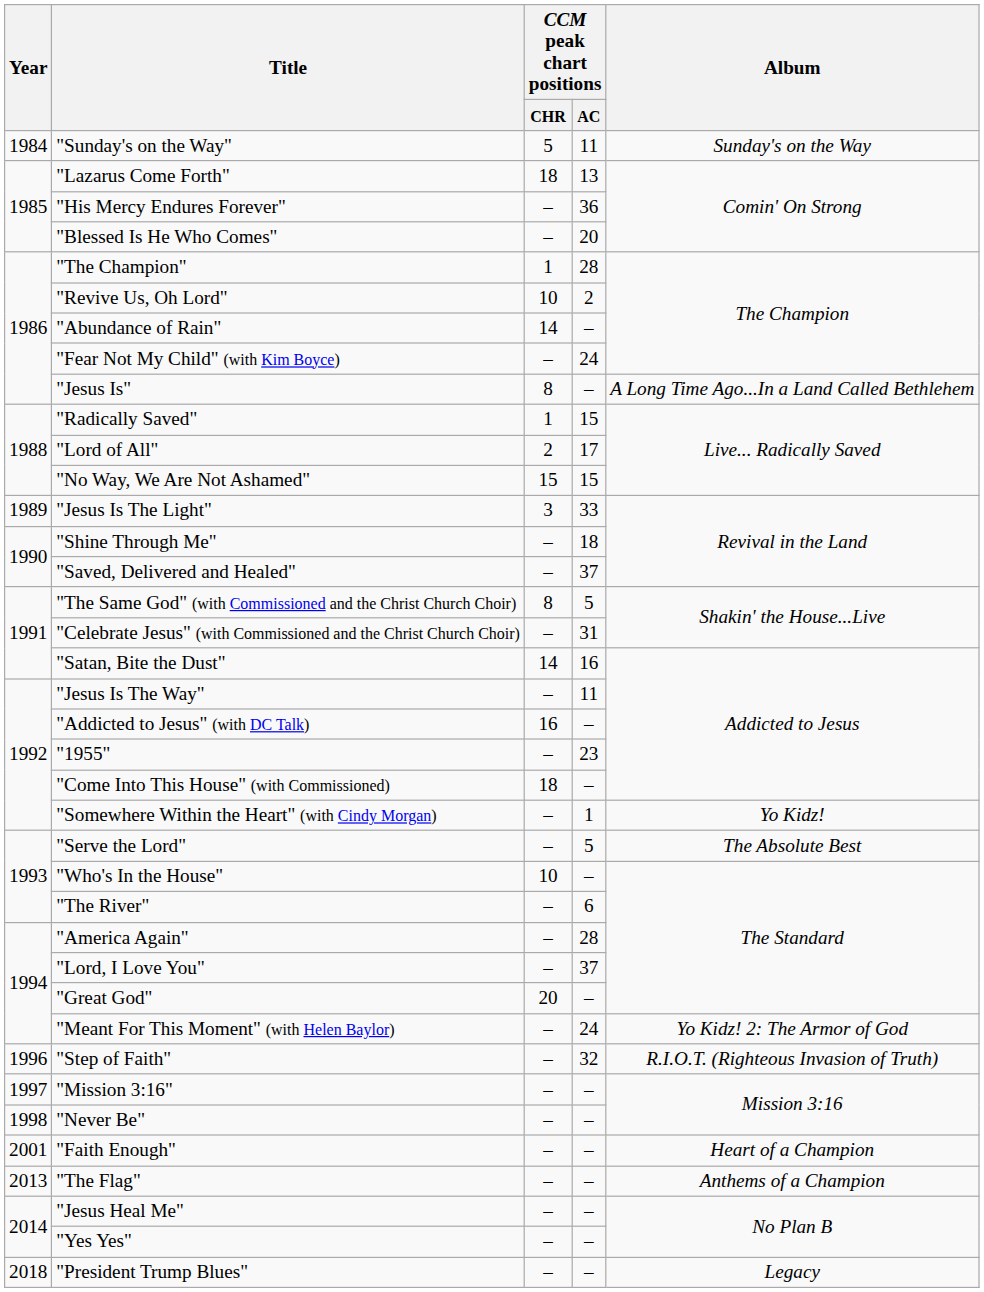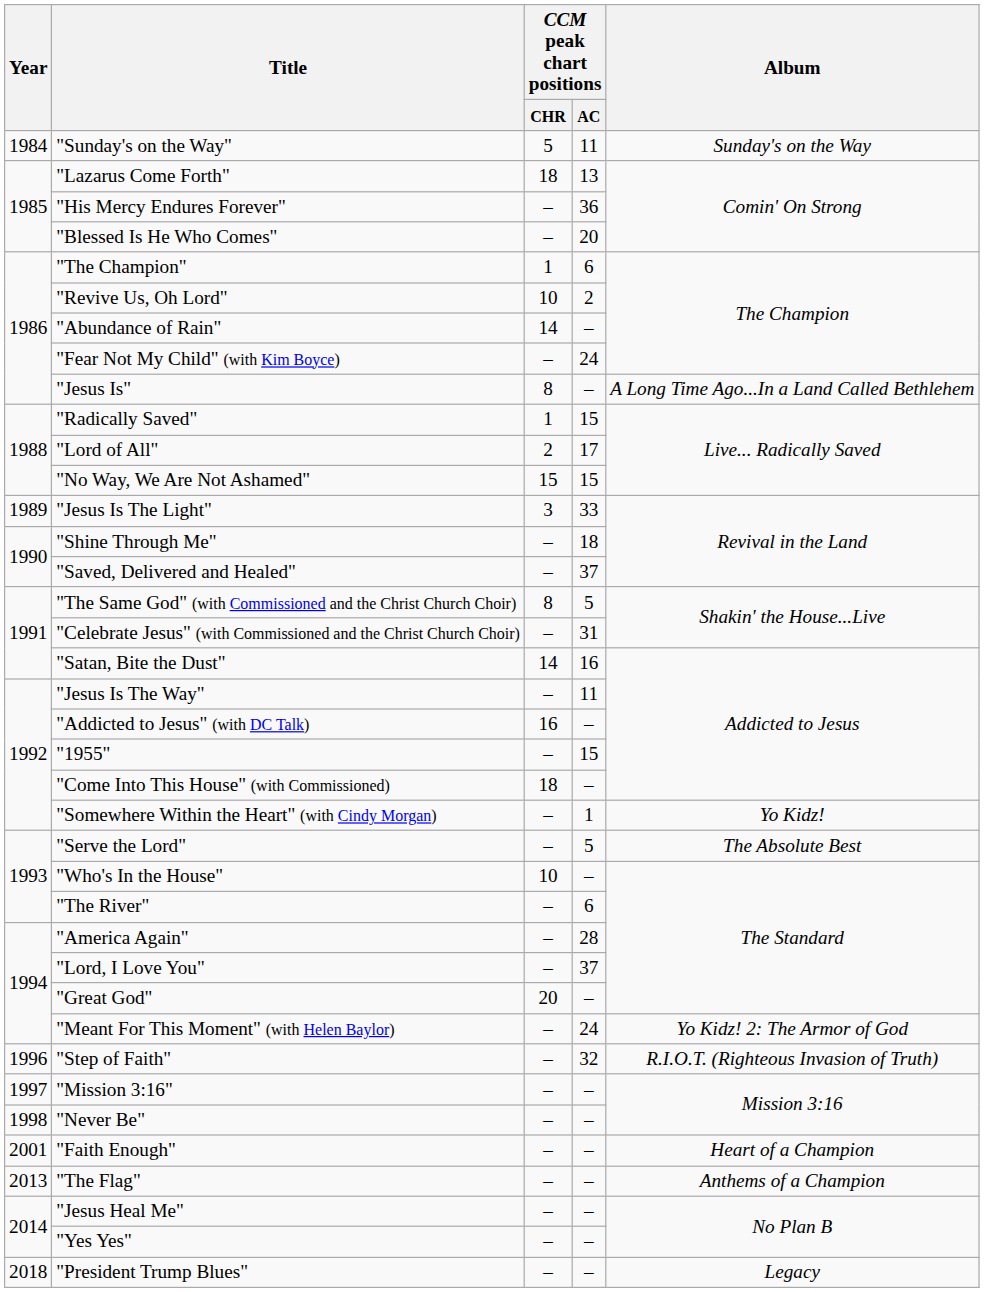(589, 267) 28 -> (589, 267) 6
(589, 754) 23 -> (589, 754) 15
